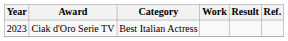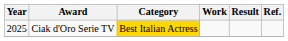(17, 28) 2023 -> (17, 28) 2025
(158, 28) no background -> (158, 28) gold background
